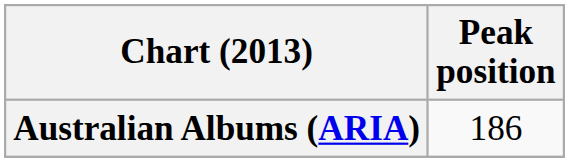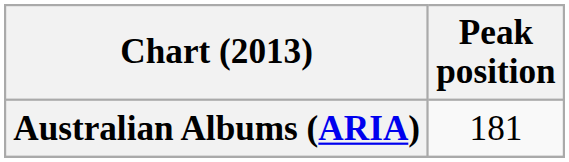(496, 127) 186 -> (496, 127) 181
